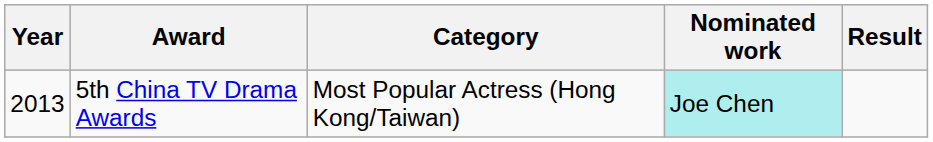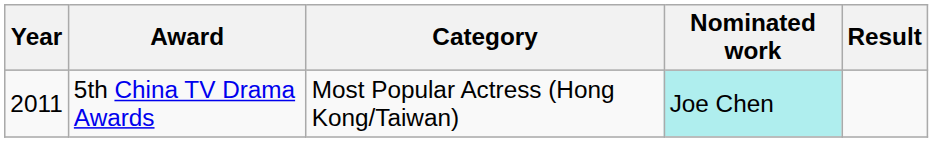(37, 103) 2013 -> (37, 103) 2011
